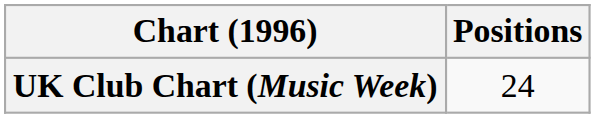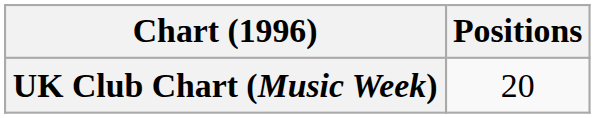(518, 84) 24 -> (518, 84) 20
